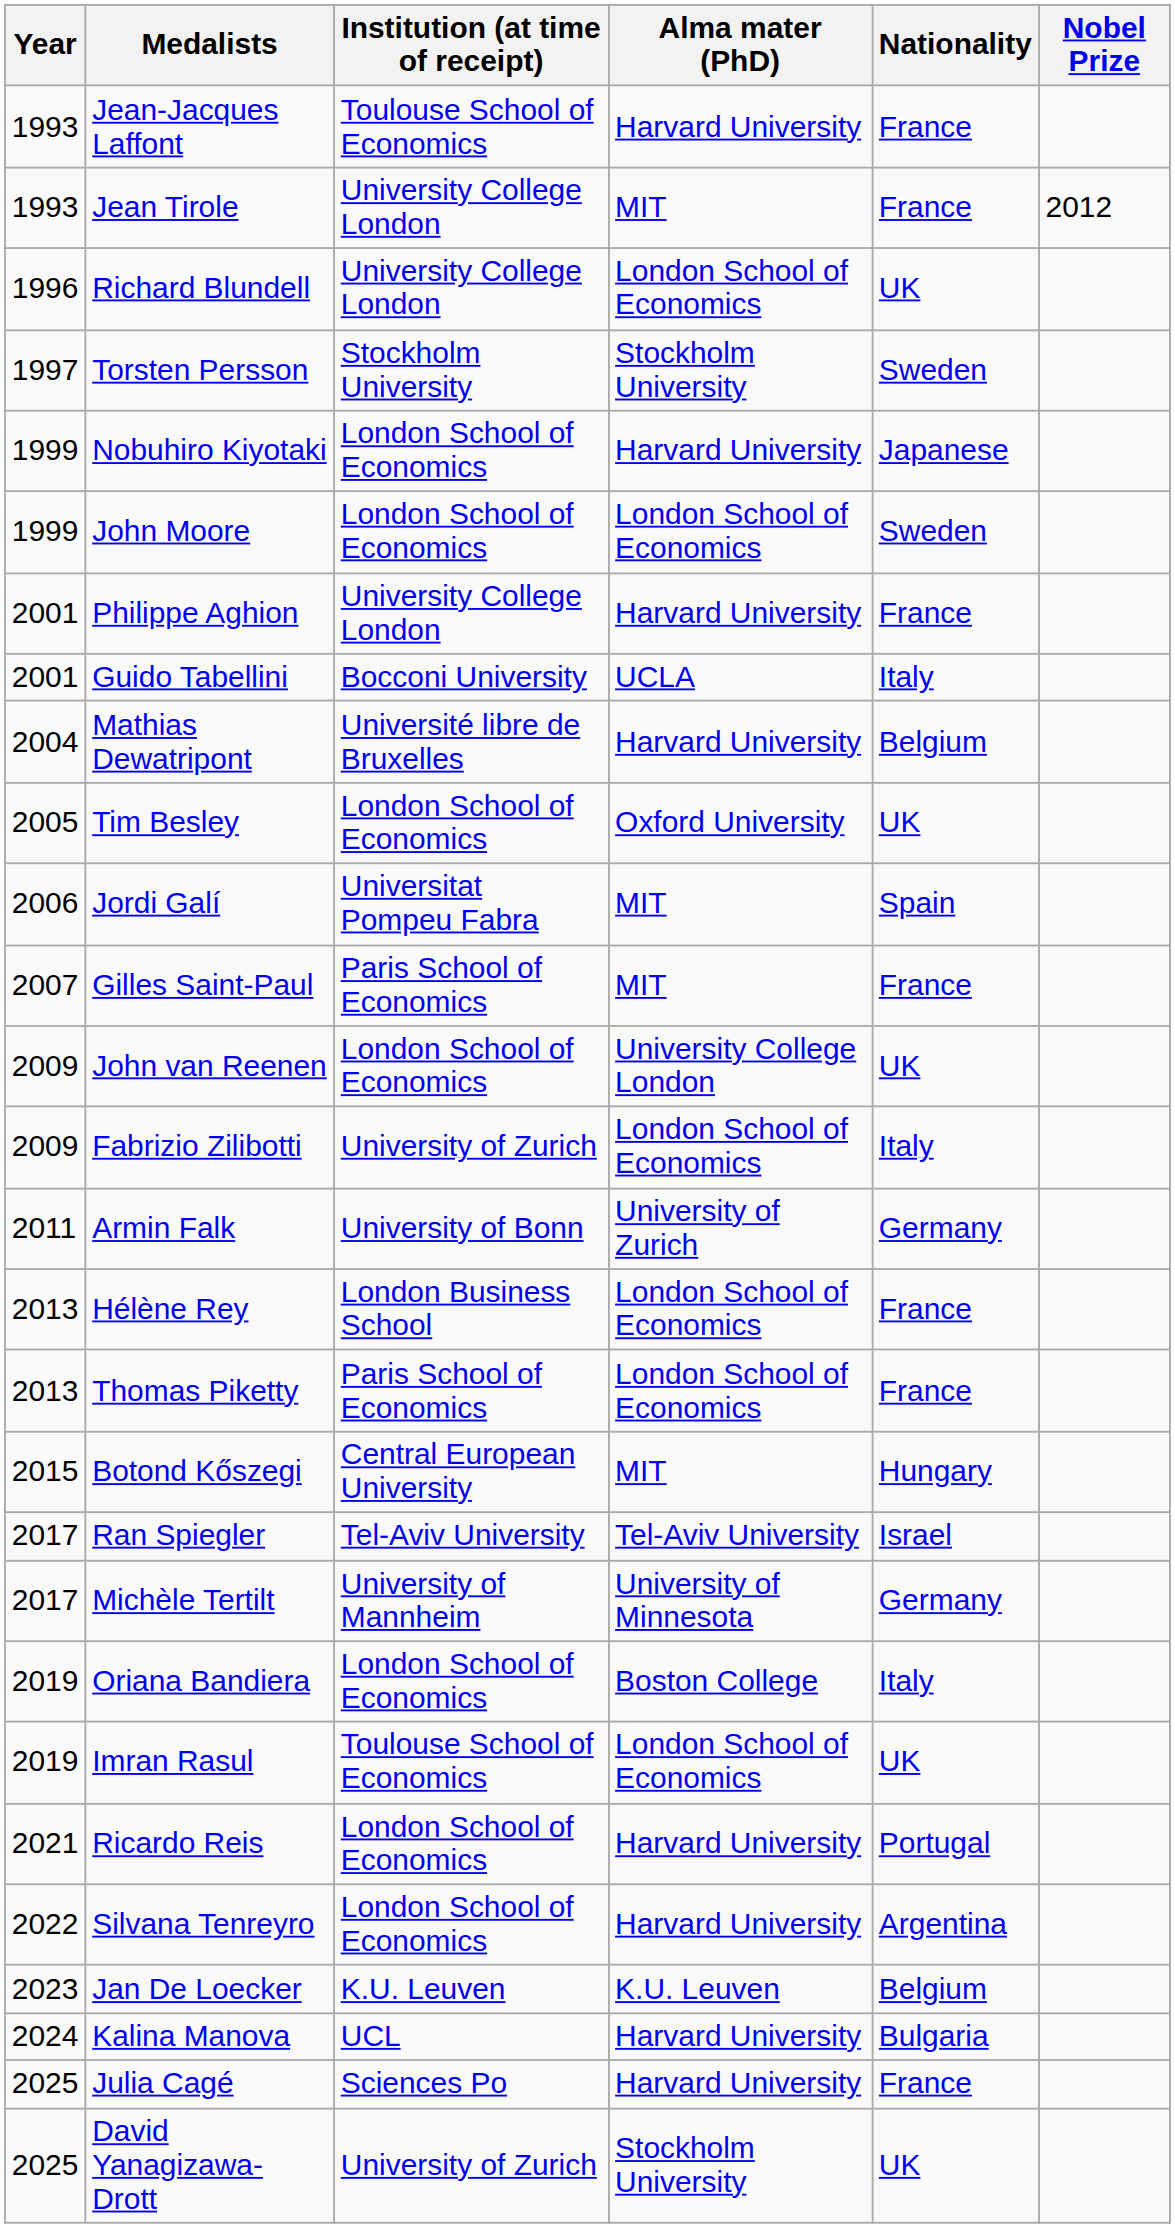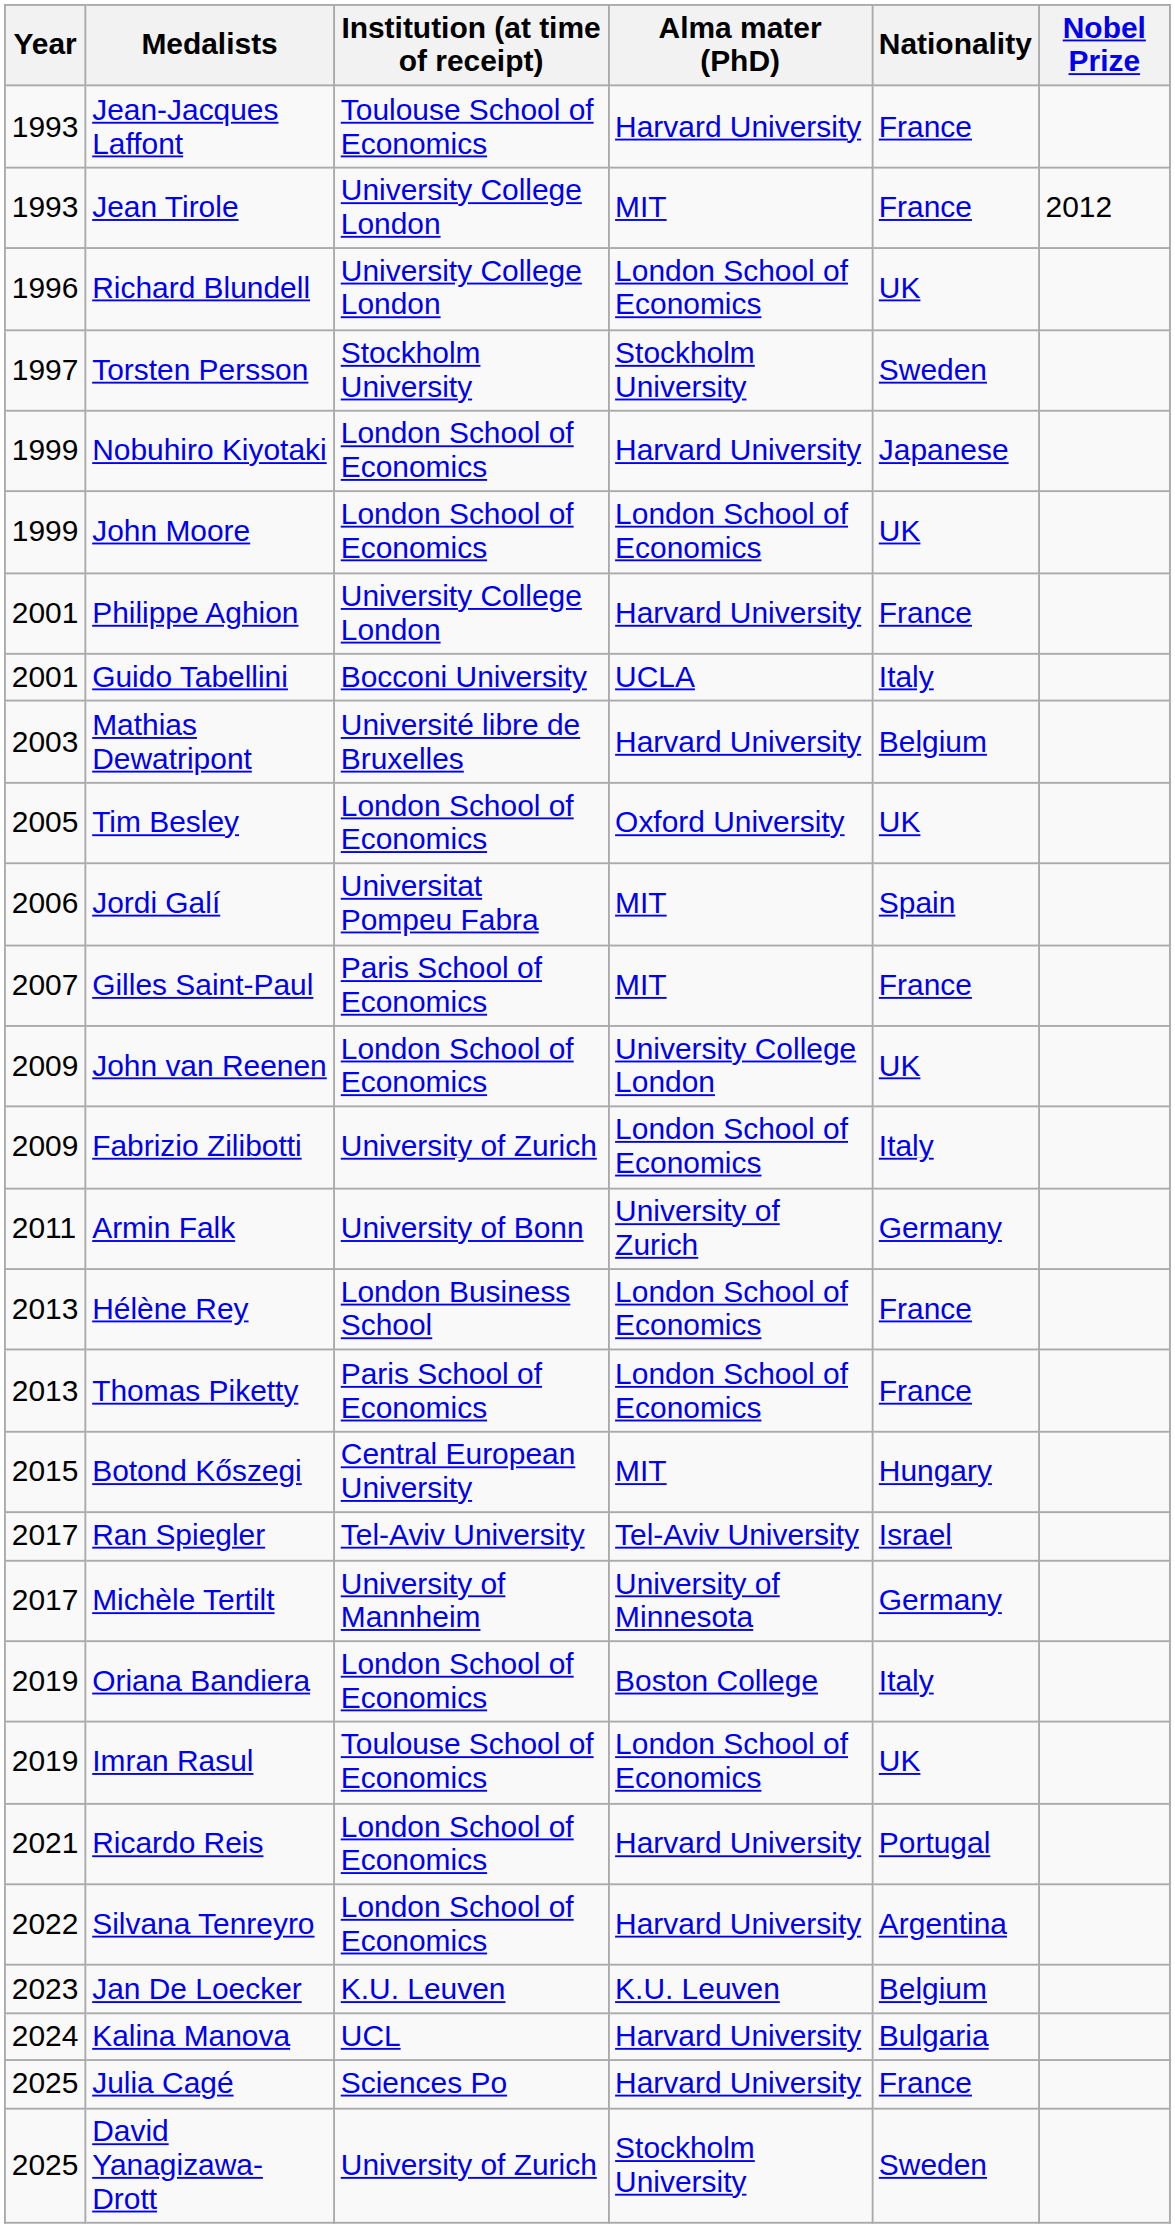(933, 532) Sweden -> (900, 532) UK
(45, 741) 2004 -> (45, 741) 2003
(900, 2165) UK -> (933, 2165) Sweden
